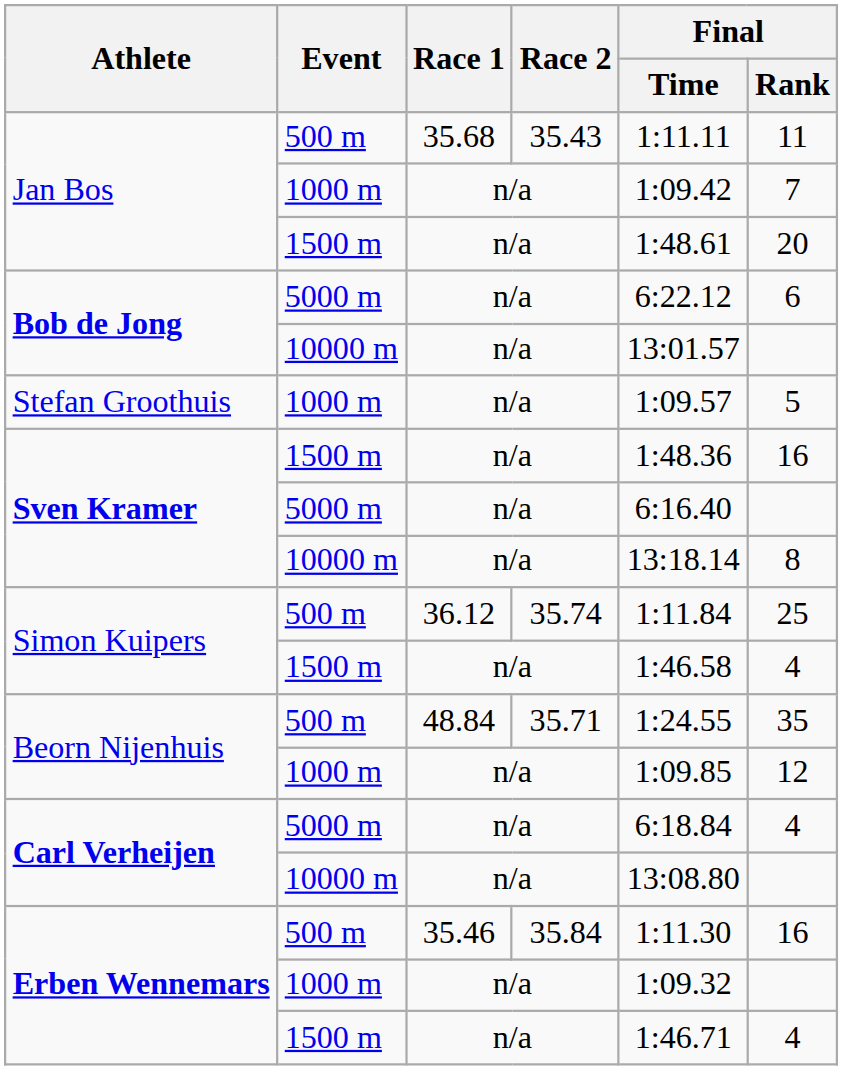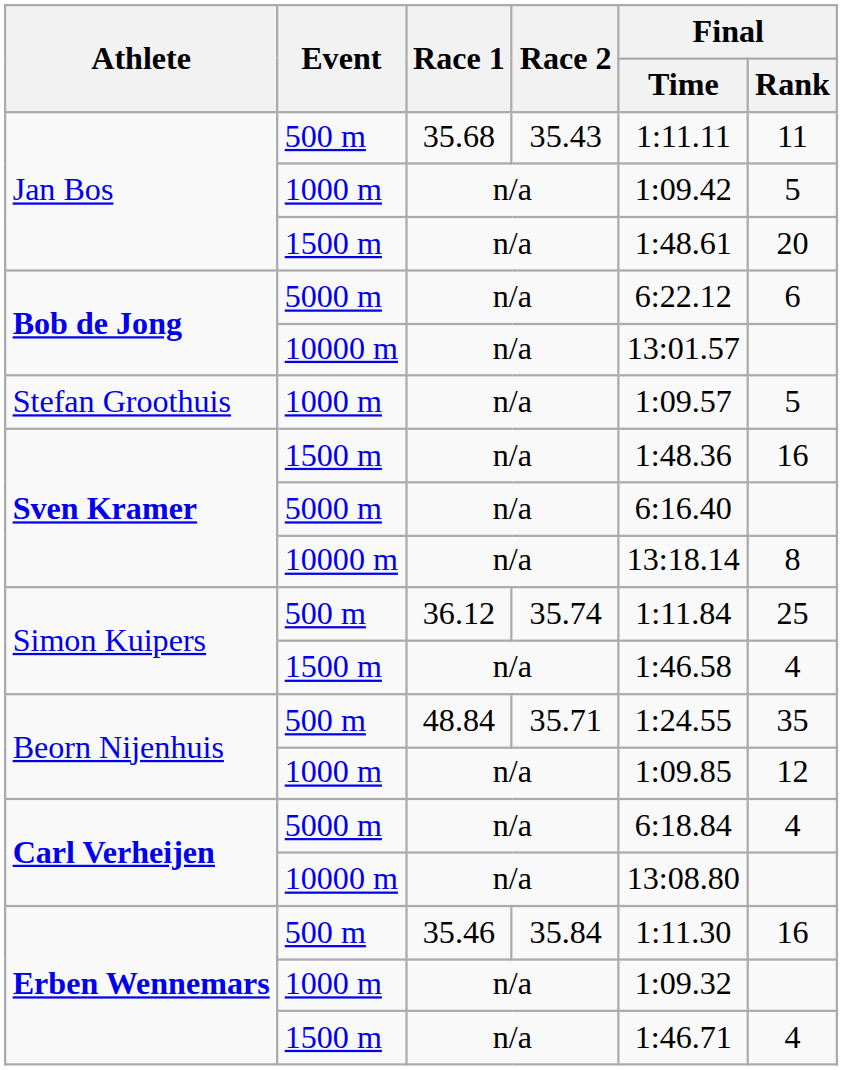(792, 190) 7 -> (792, 190) 5
